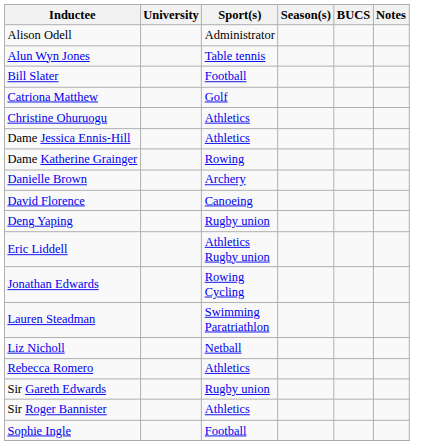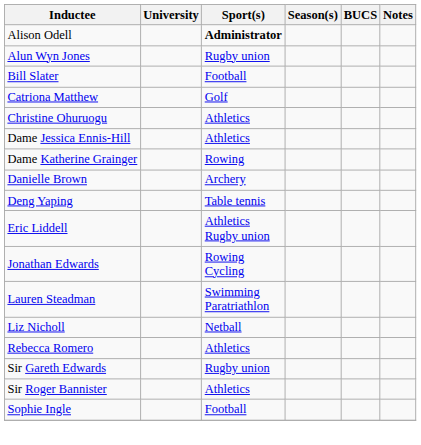(240, 35) normal -> (243, 35) bold
(235, 55) Table tennis -> (237, 55) Rugby union
- row: (46, 200)
(237, 220) Rugby union -> (235, 200) Table tennis
